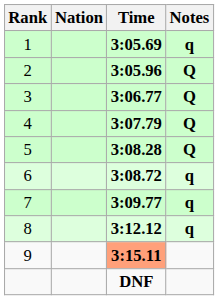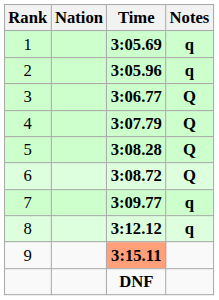(189, 70) Q -> (189, 70) q
(189, 176) q -> (189, 176) Q
